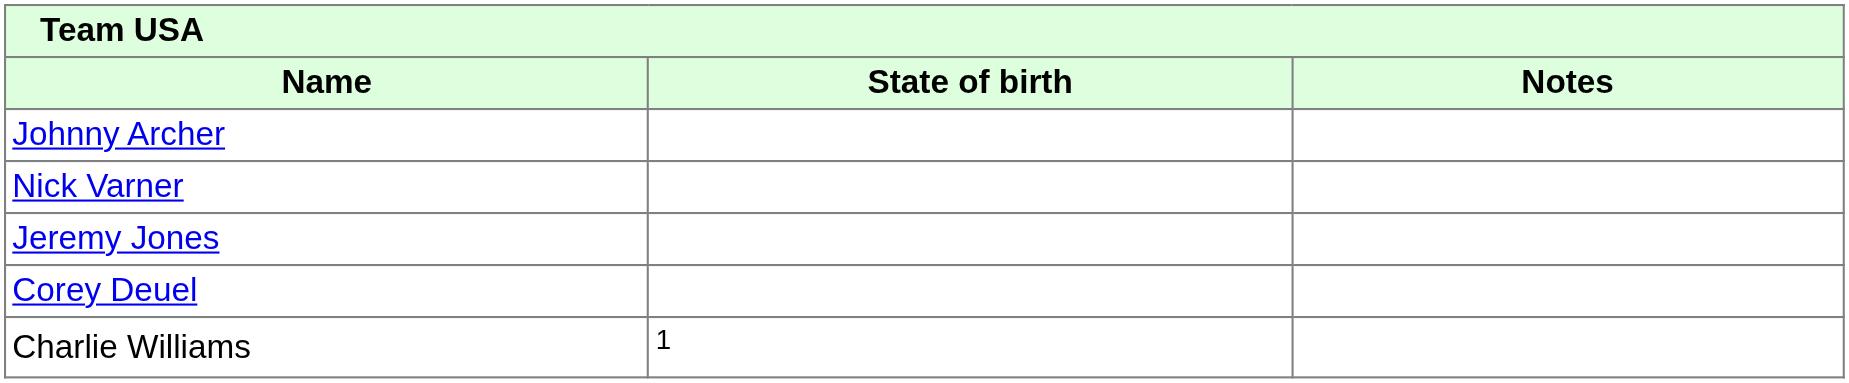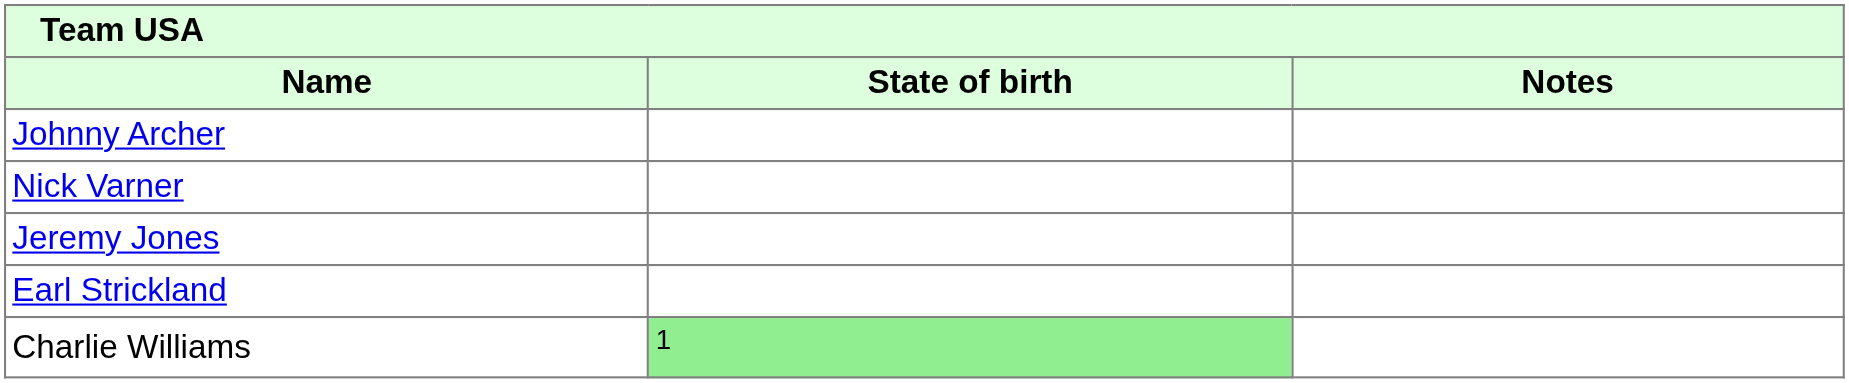- row: (105, 290)
+ row: (120, 290)
(663, 340) no background -> (663, 340) lightgreen background
